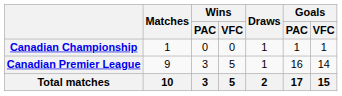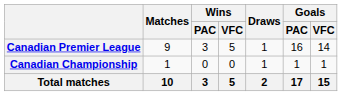rows swapped: (74, 64) <-> (74, 47)
